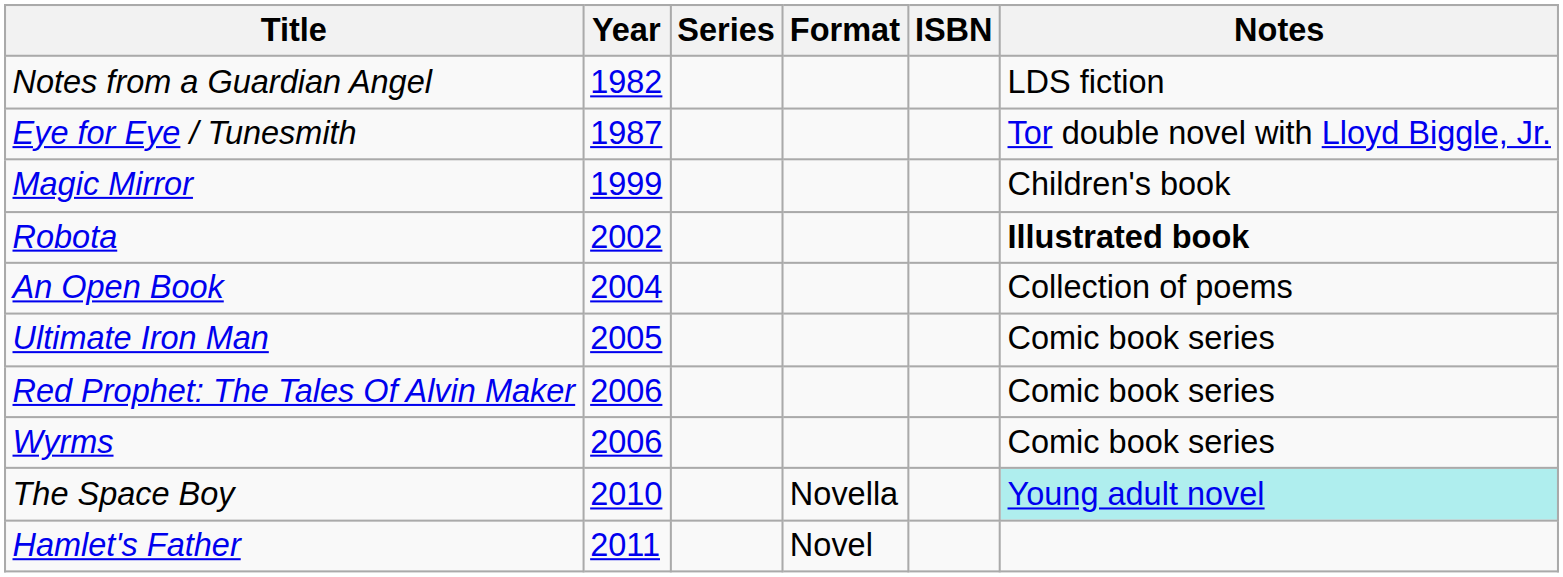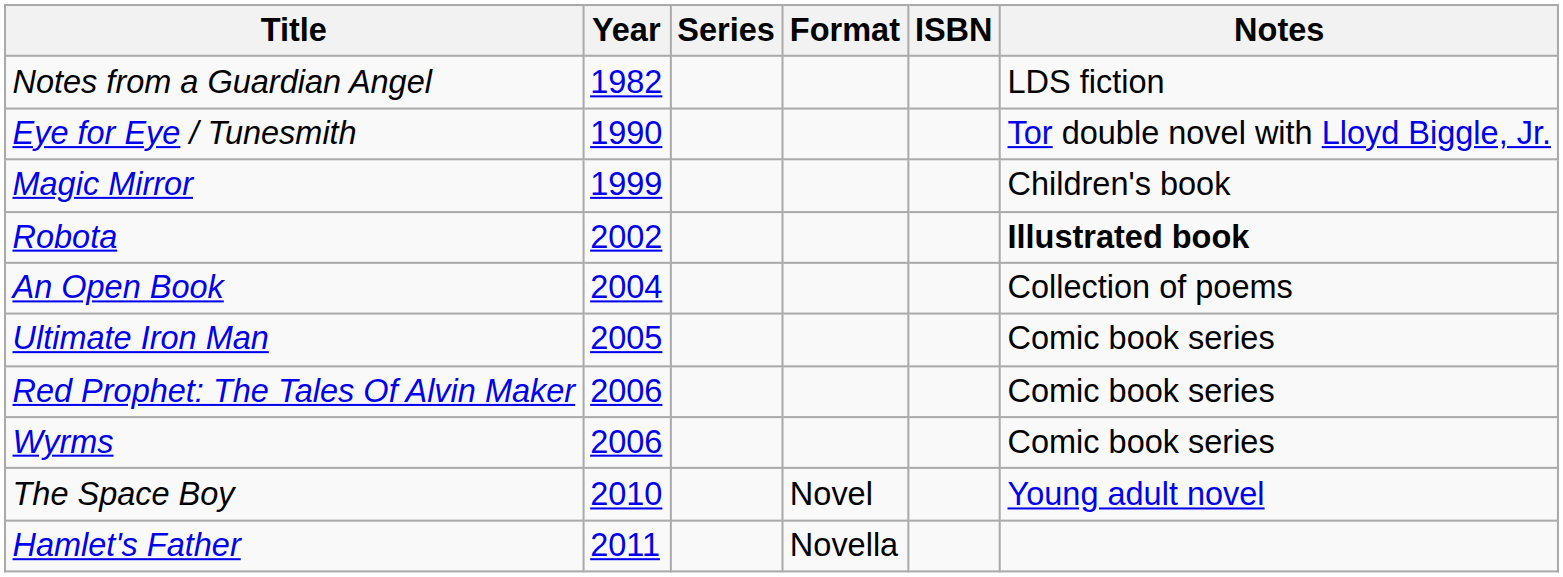(626, 133) 1987 -> (626, 133) 1990
(844, 493) Novella -> (831, 493) Novel
(1136, 493) paleturquoise background -> (1136, 493) no background
(831, 545) Novel -> (844, 545) Novella
